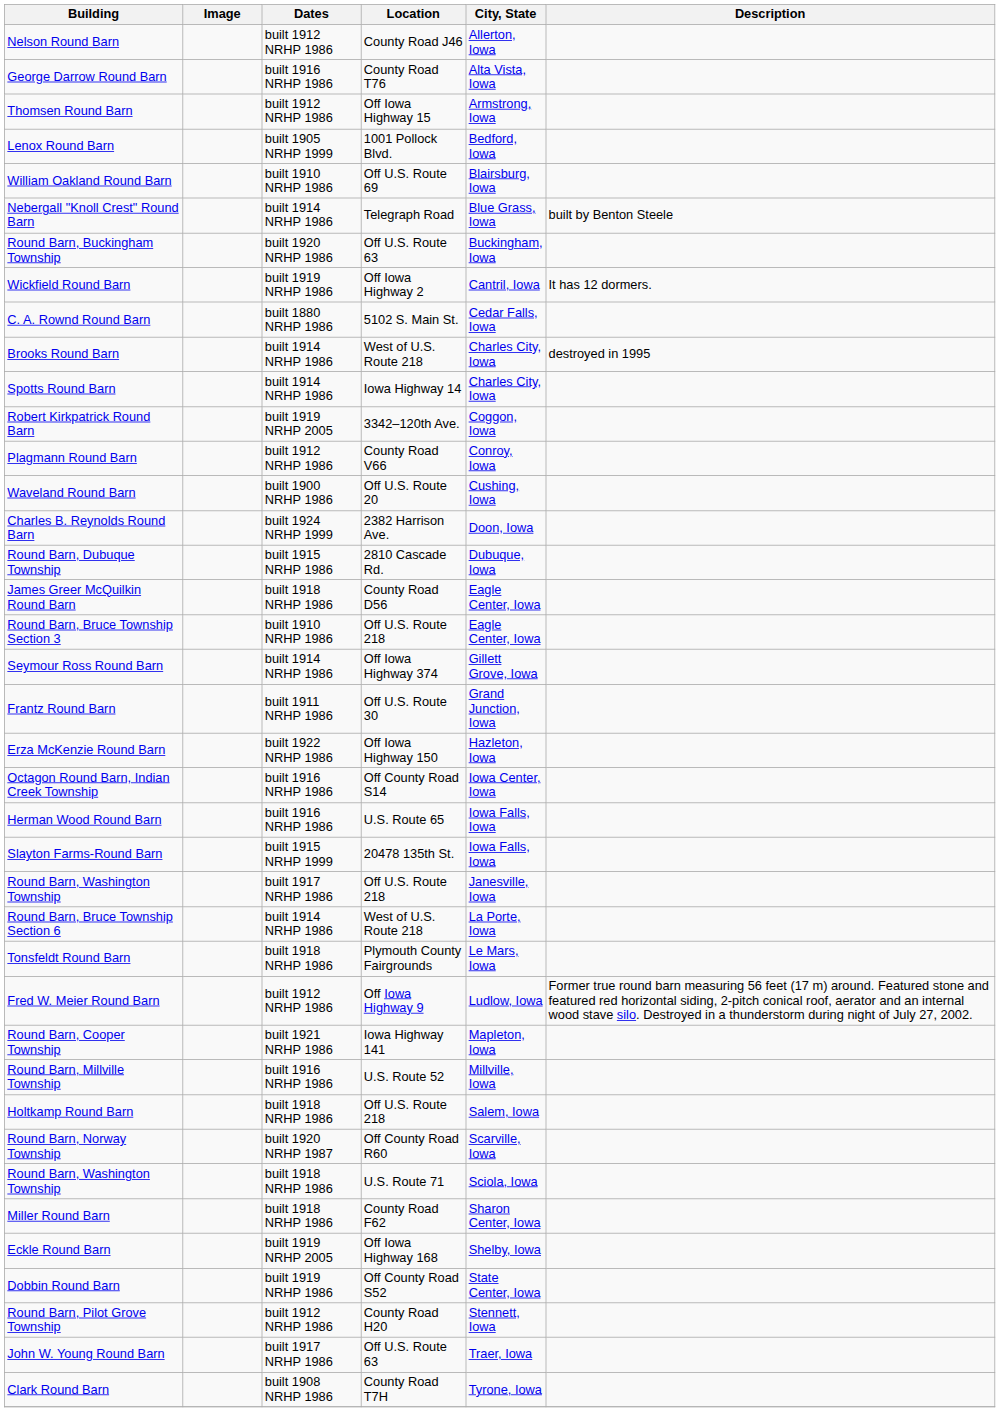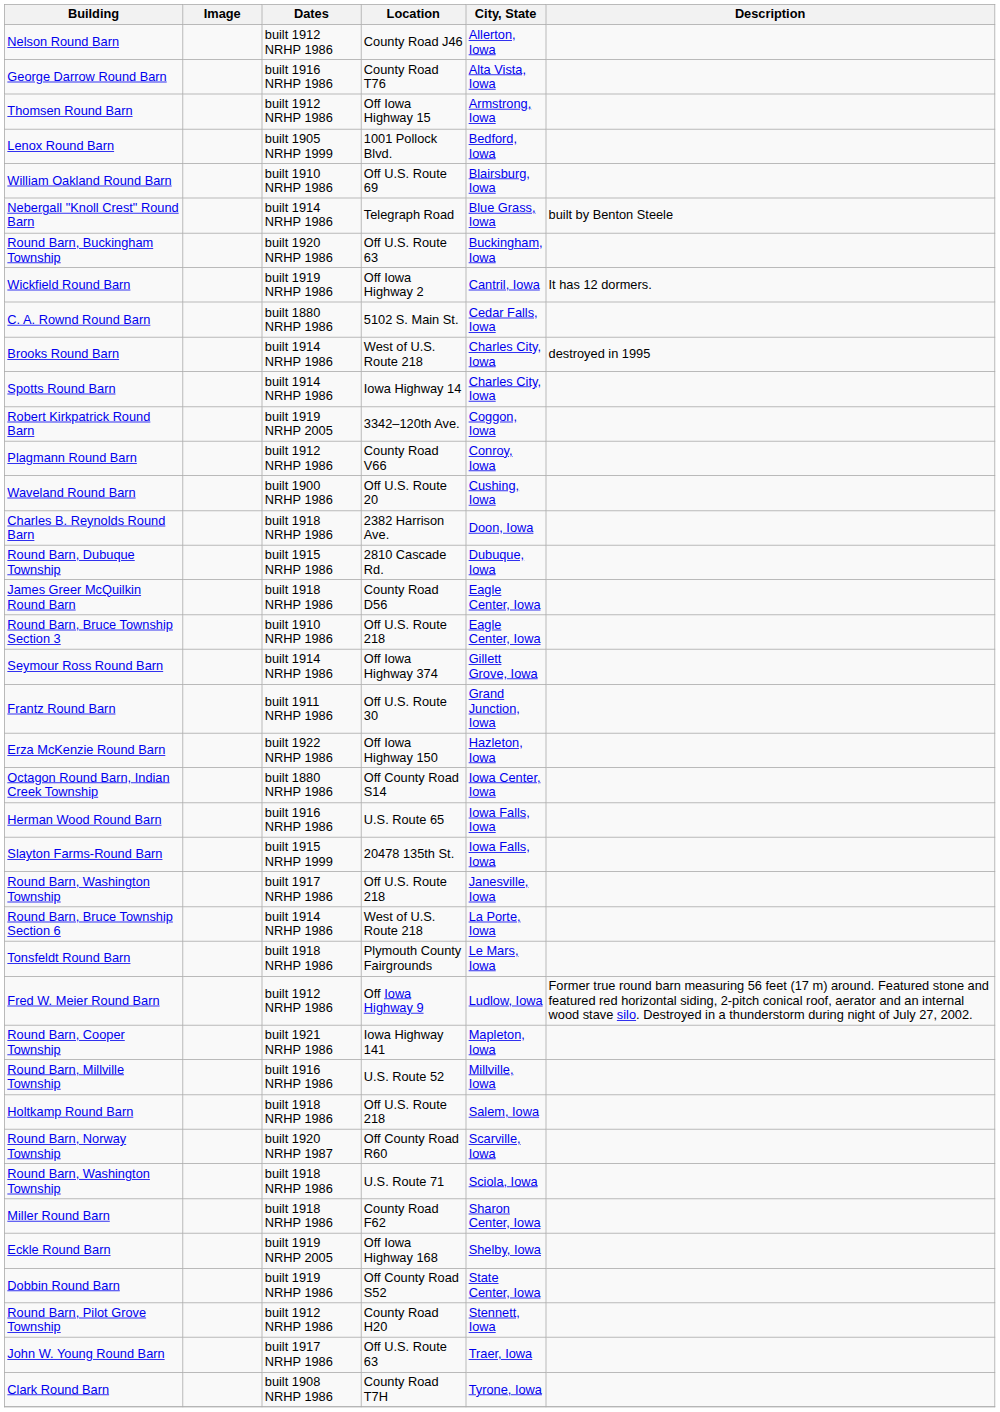(299, 527) built 1924 NRHP 1999 -> (299, 527) built 1918 NRHP 1986
(299, 785) built 1916 NRHP 1986 -> (299, 785) built 1880 NRHP 1986
